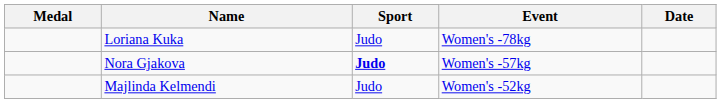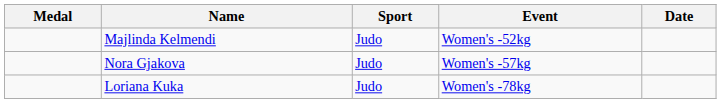rows swapped: (160, 87) <-> (144, 40)
(370, 63) bold -> (369, 63) normal
